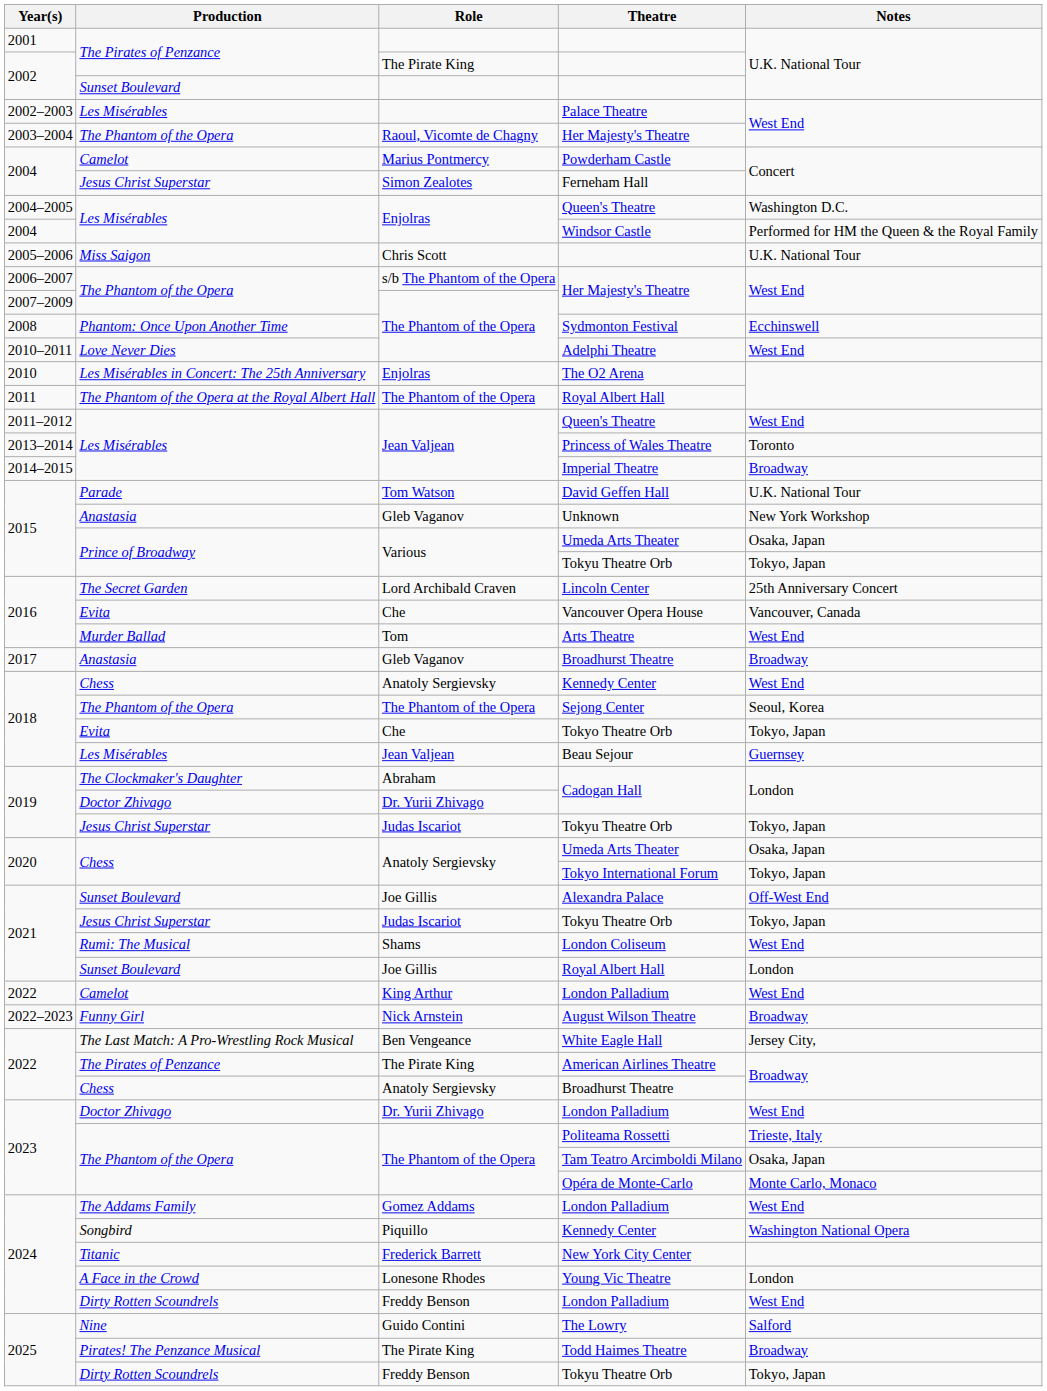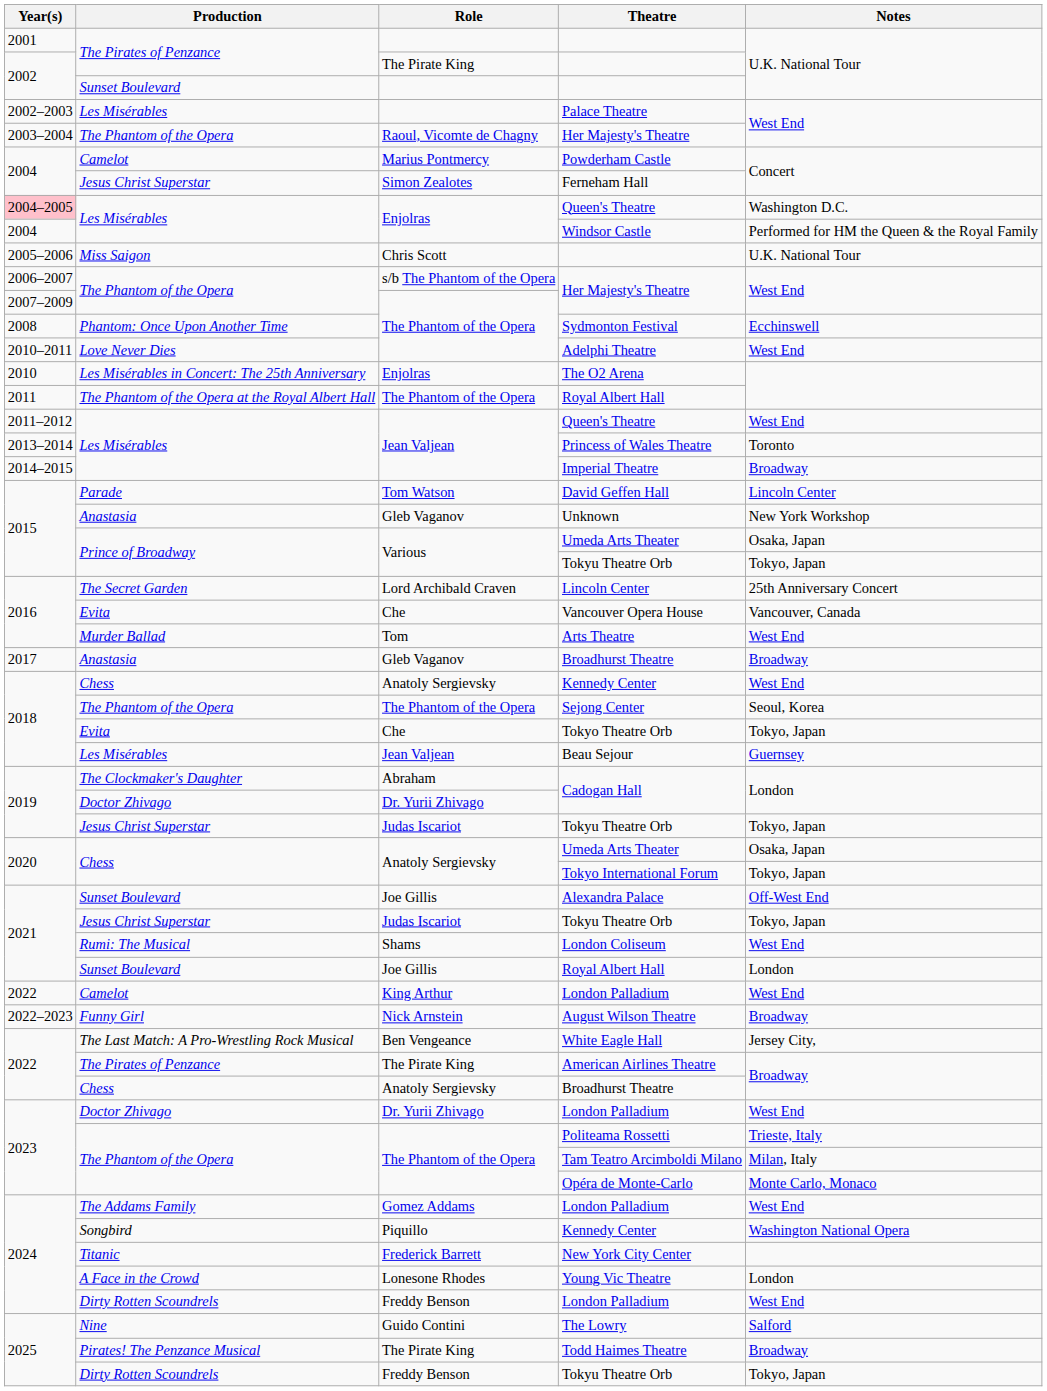(40, 207) no background -> (40, 207) pink background
(805, 492) U.K. National Tour -> (792, 492) Lincoln Center
(787, 1159) Osaka, Japan -> (783, 1159) Milan, Italy
